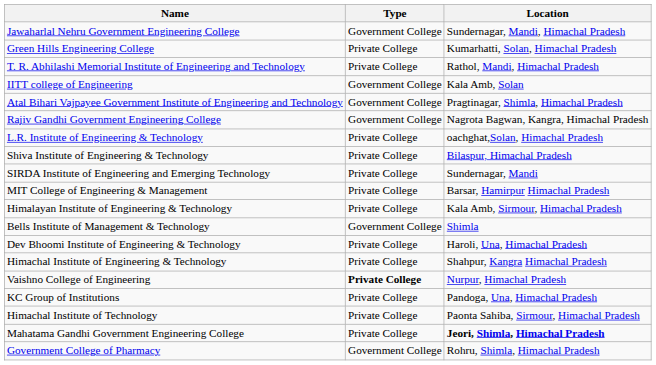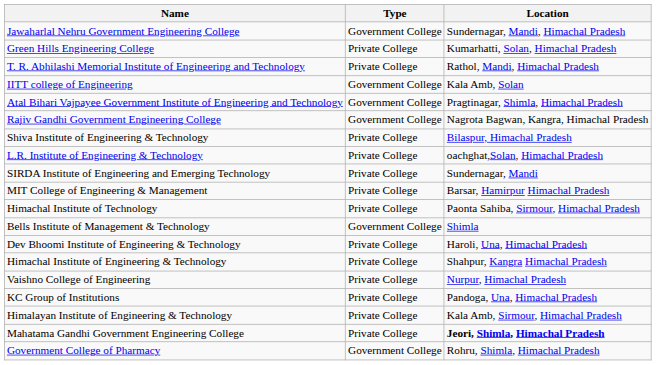rows swapped: (105, 137) <-> (108, 155)
rows swapped: (119, 208) <-> (82, 315)
(385, 279) bold -> (383, 279) normal
